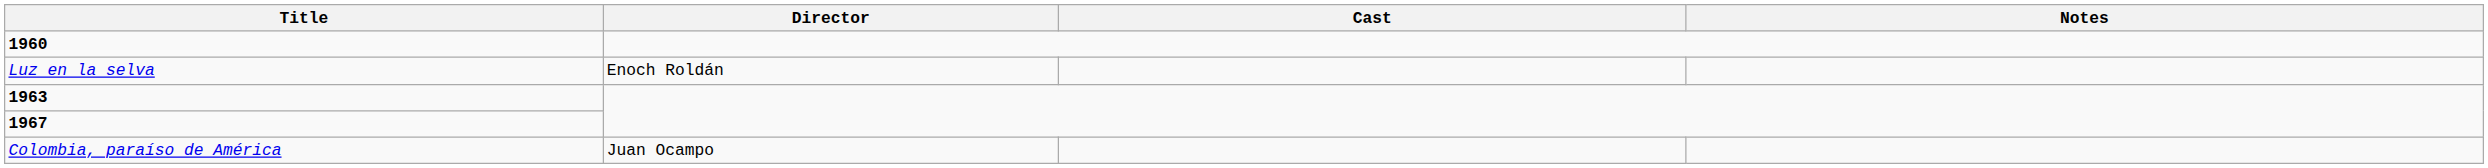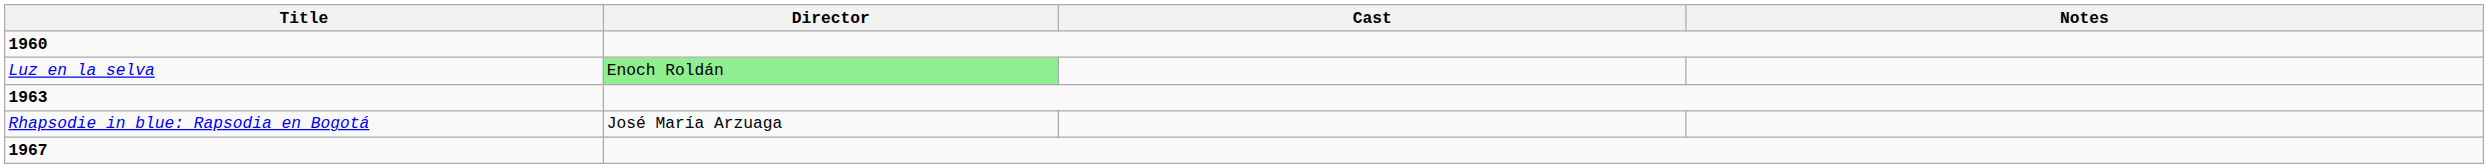(665, 71) no background -> (665, 71) lightgreen background
+ row: (189, 124)
- row: (145, 150)
